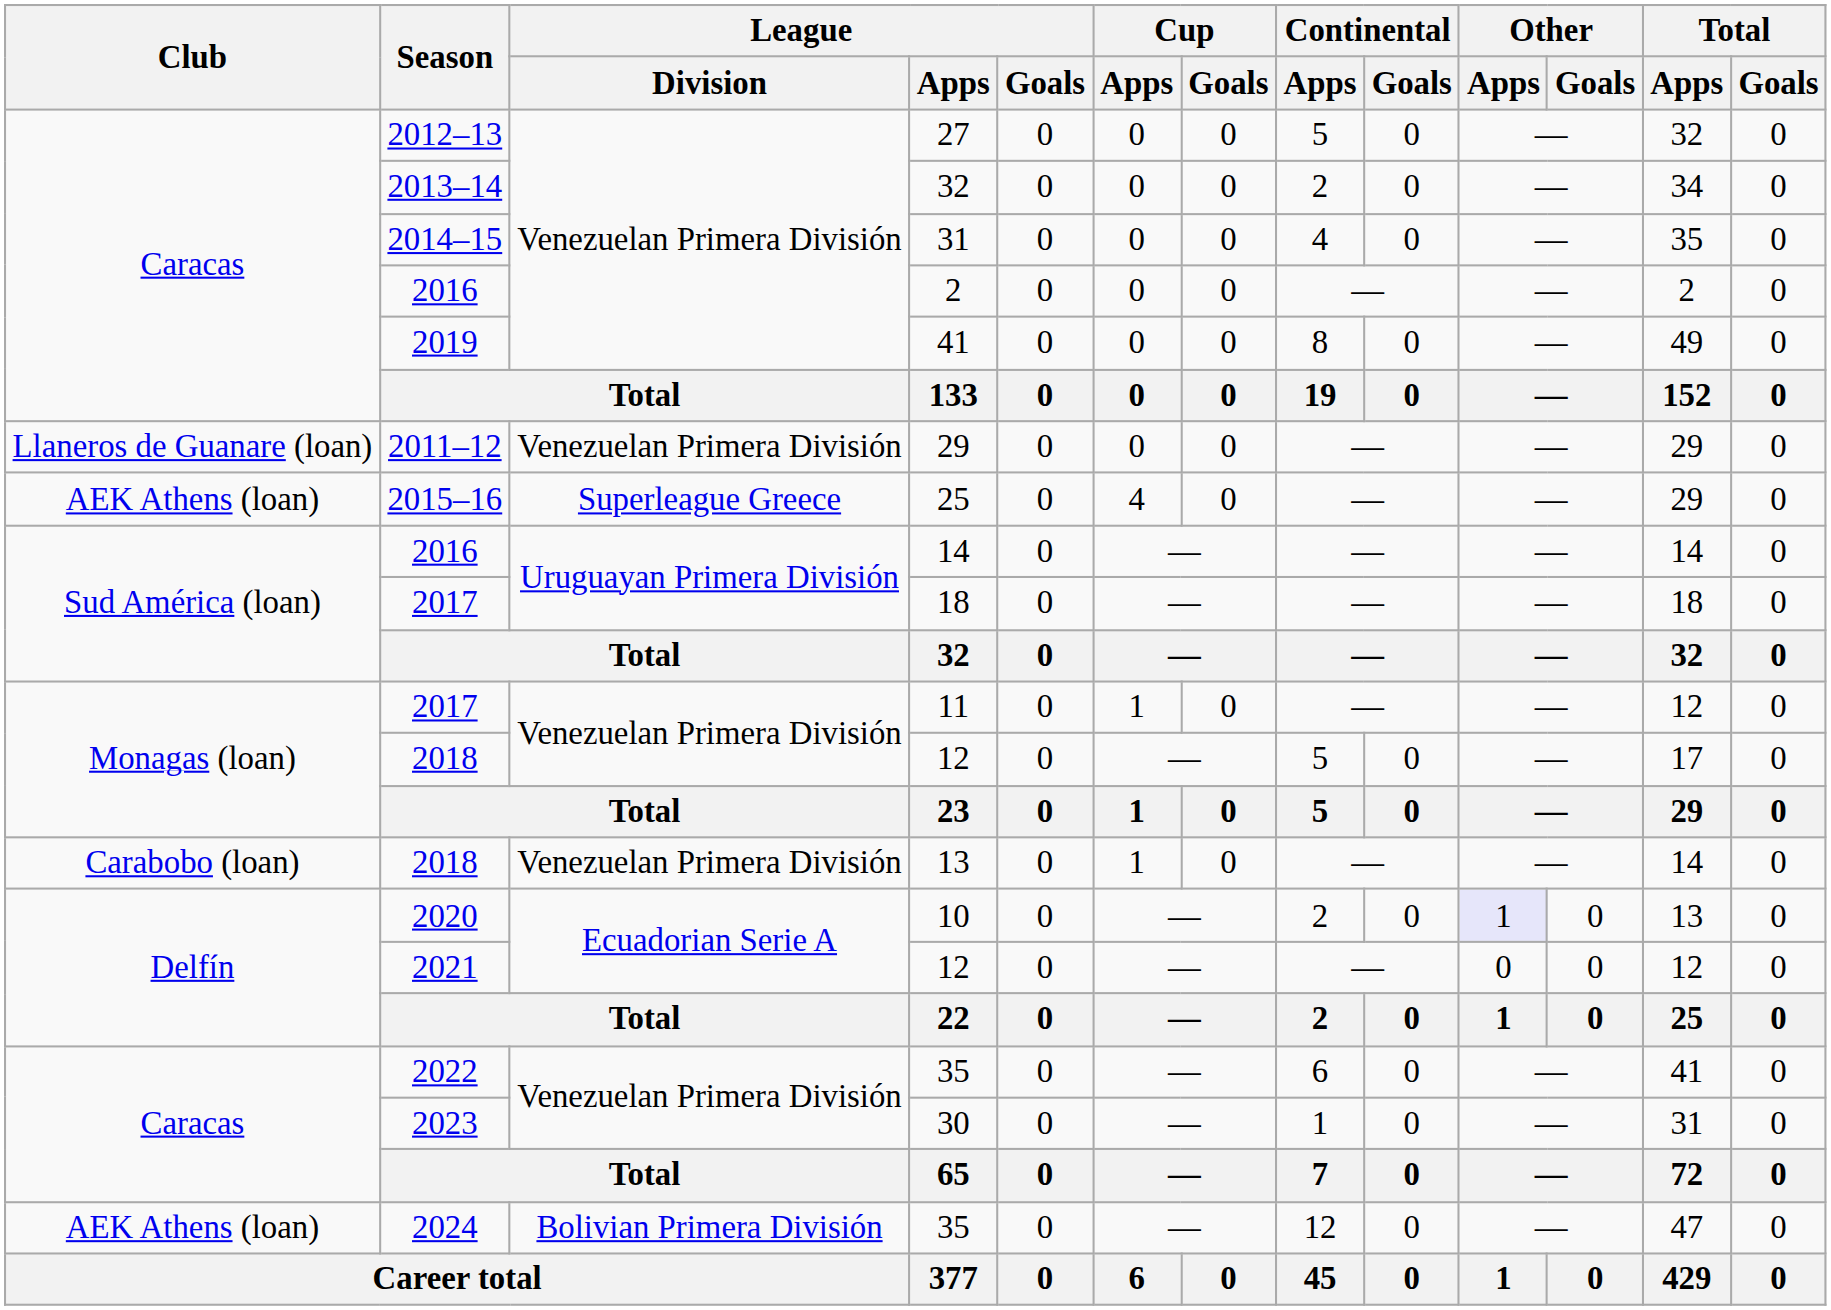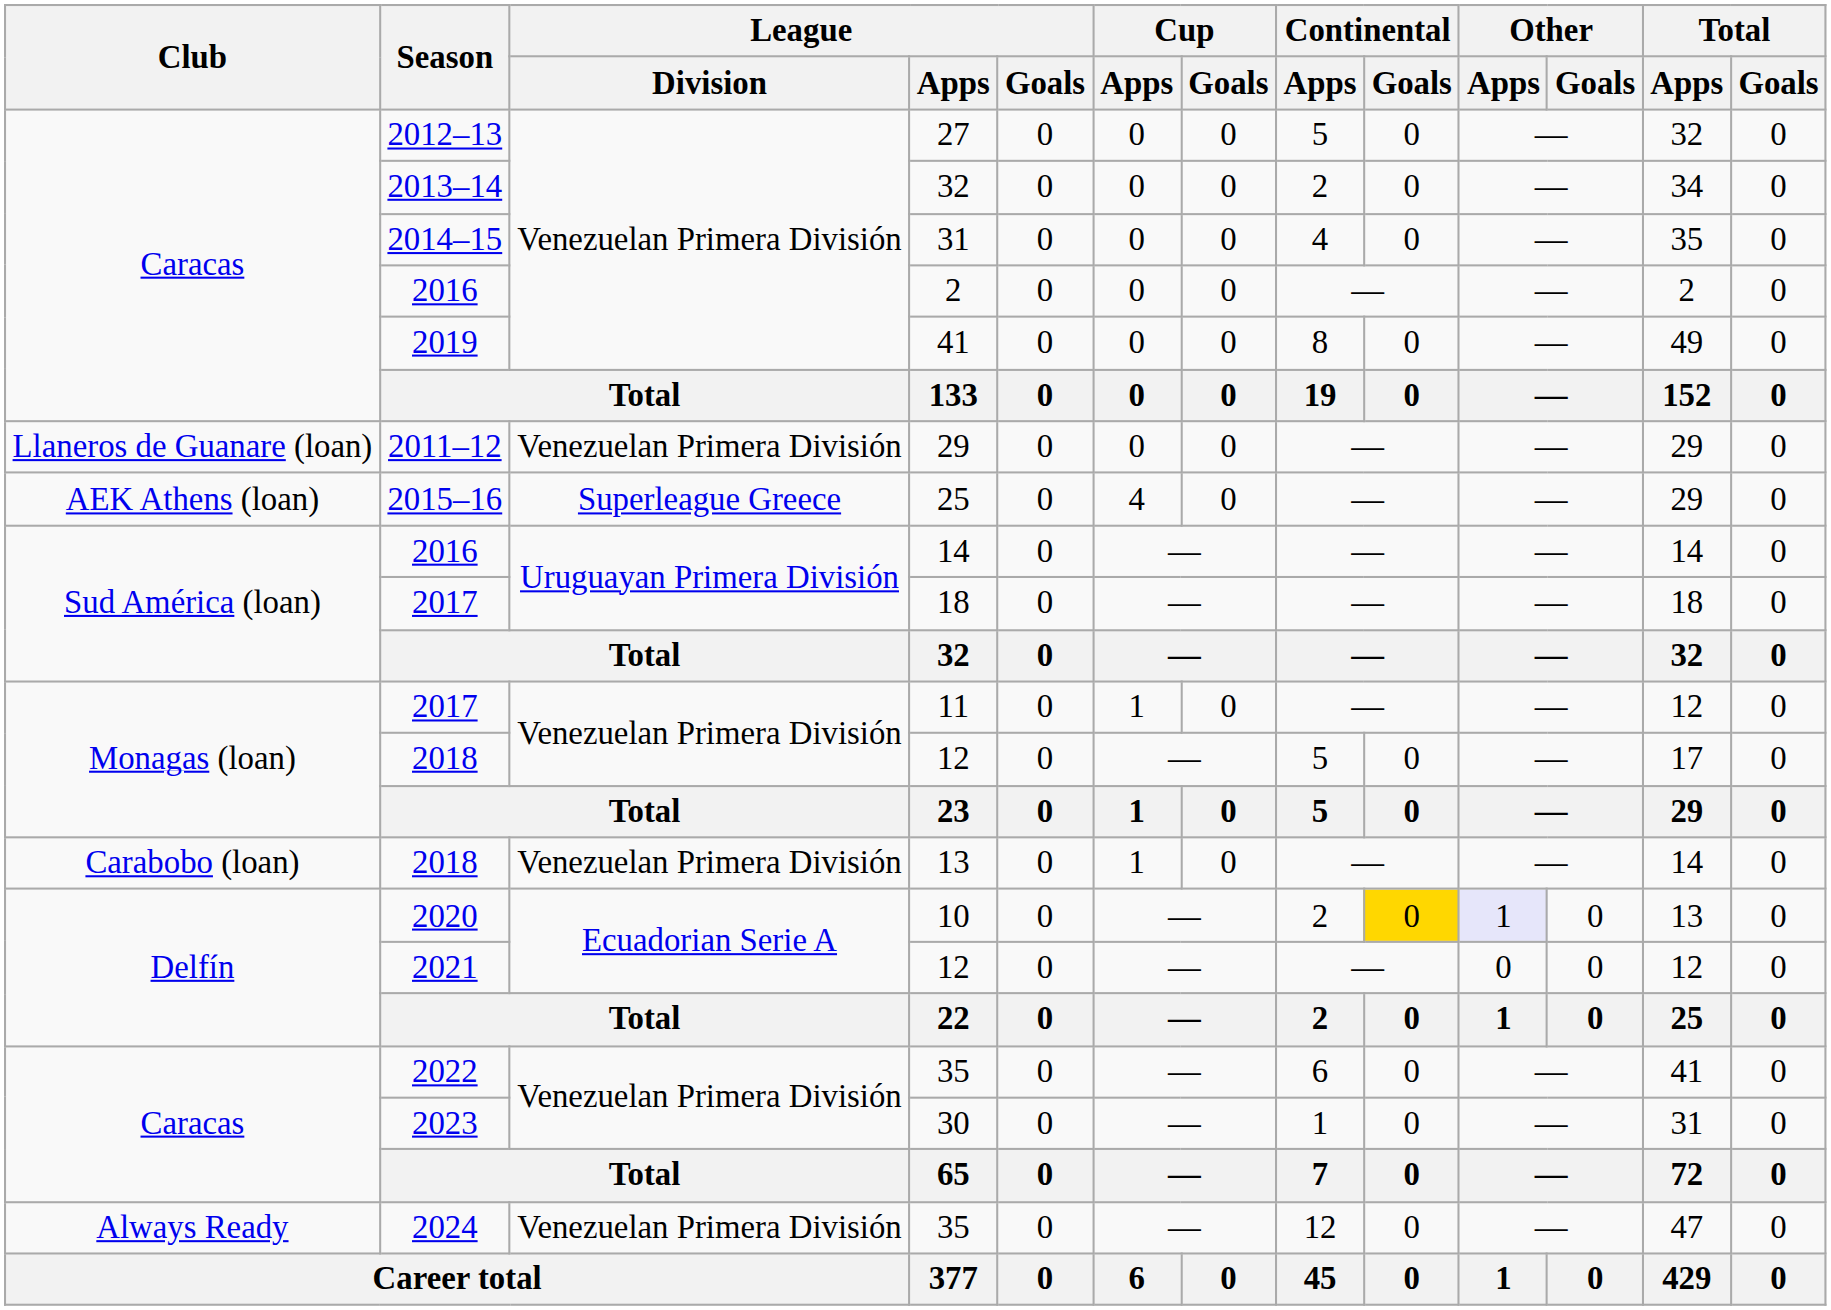(1412, 914) no background -> (1412, 914) gold background
(192, 1226) AEK Athens (loan) -> (192, 1226) Always Ready
(710, 1226) Bolivian Primera División -> (710, 1226) Venezuelan Primera División
